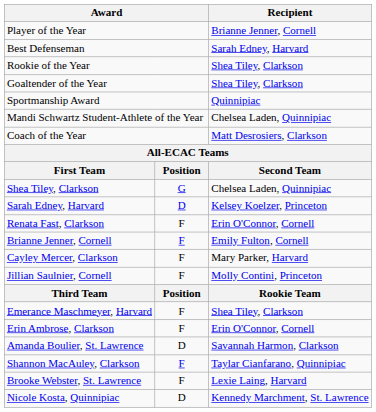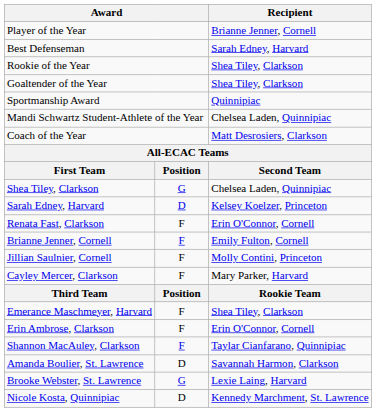rows swapped: (62, 258) <-> (59, 275)
rows swapped: (75, 345) <-> (73, 363)
(182, 380) F -> (182, 380) G
